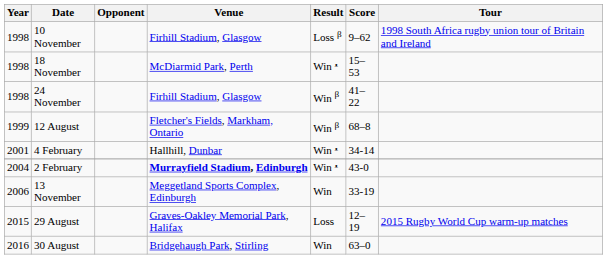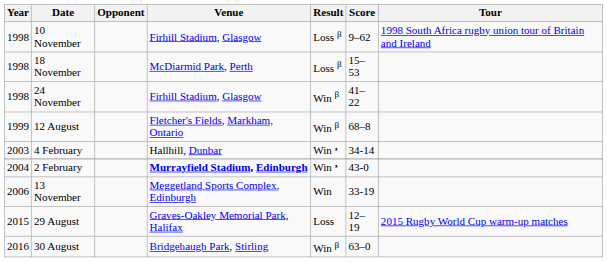(326, 66) Win ᵜ -> (327, 66) Loss β
(18, 150) 2001 -> (18, 150) 2003
(323, 245) Win -> (326, 246) Win β
